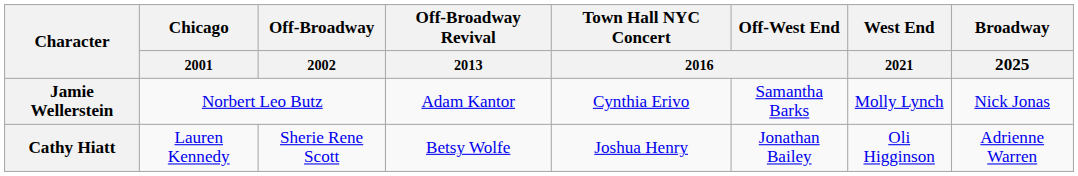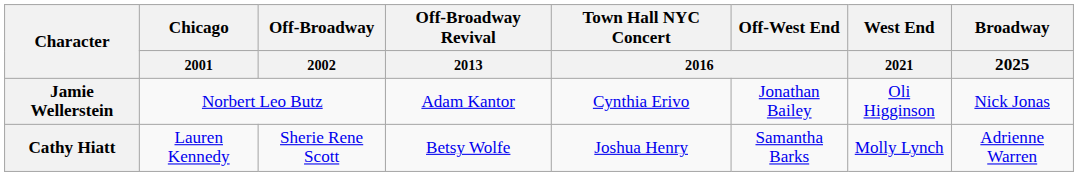(789, 101) Samantha Barks -> (789, 101) Jonathan Bailey
(899, 101) Molly Lynch -> (899, 101) Oli Higginson
(789, 147) Jonathan Bailey -> (789, 147) Samantha Barks
(899, 147) Oli Higginson -> (899, 147) Molly Lynch
